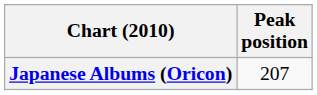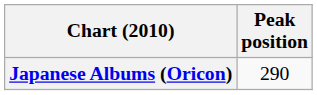(275, 73) 207 -> (275, 73) 290
